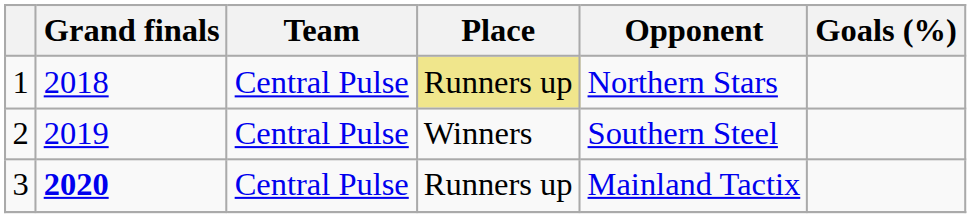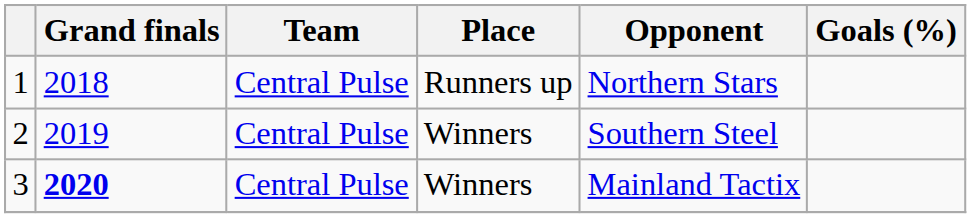(498, 81) khaki background -> (498, 81) no background
(498, 184) Runners up -> (478, 184) Winners
